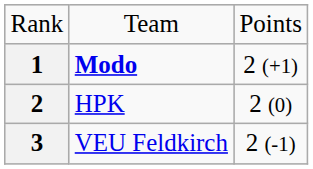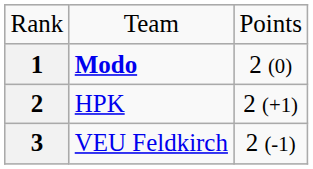(271, 63) 2 (+1) -> (271, 63) 2 (0)
(271, 103) 2 (0) -> (271, 103) 2 (+1)
